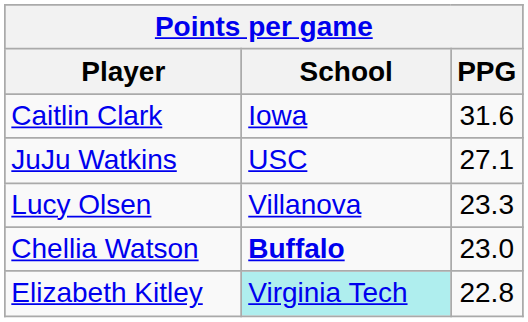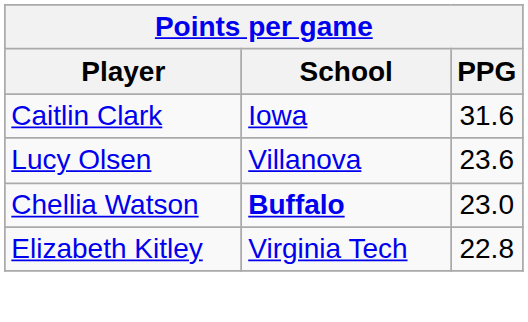- row: (94, 159)
(487, 204) 23.3 -> (487, 159) 23.6
(328, 293) paleturquoise background -> (328, 248) no background
